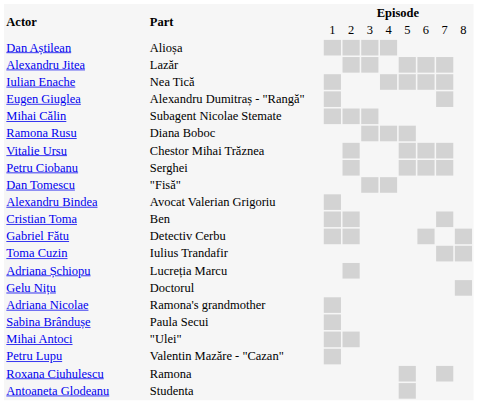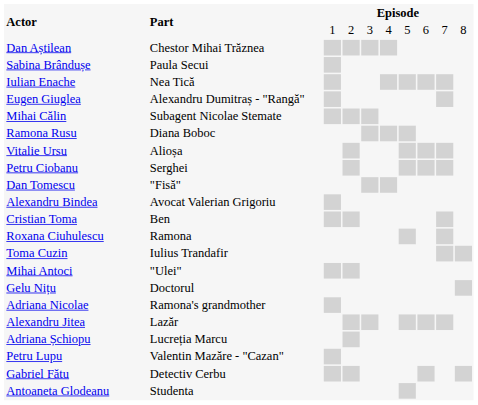(166, 47) Alioșa -> (207, 47) Chestor Mihai Trăznea
rows swapped: (46, 64) <-> (48, 322)
(207, 150) Chestor Mihai Trăznea -> (166, 150) Alioșa
rows swapped: (55, 373) <-> (38, 236)
rows swapped: (39, 339) <-> (48, 270)
